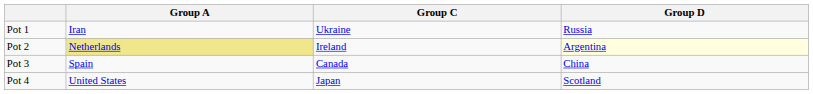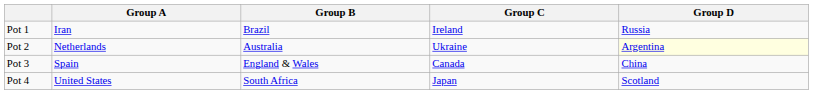+ column: (335, 13)
(333, 30) Ukraine -> (448, 30) Ireland
(95, 47) khaki background -> (80, 47) no background
(331, 47) Ireland -> (450, 47) Ukraine
